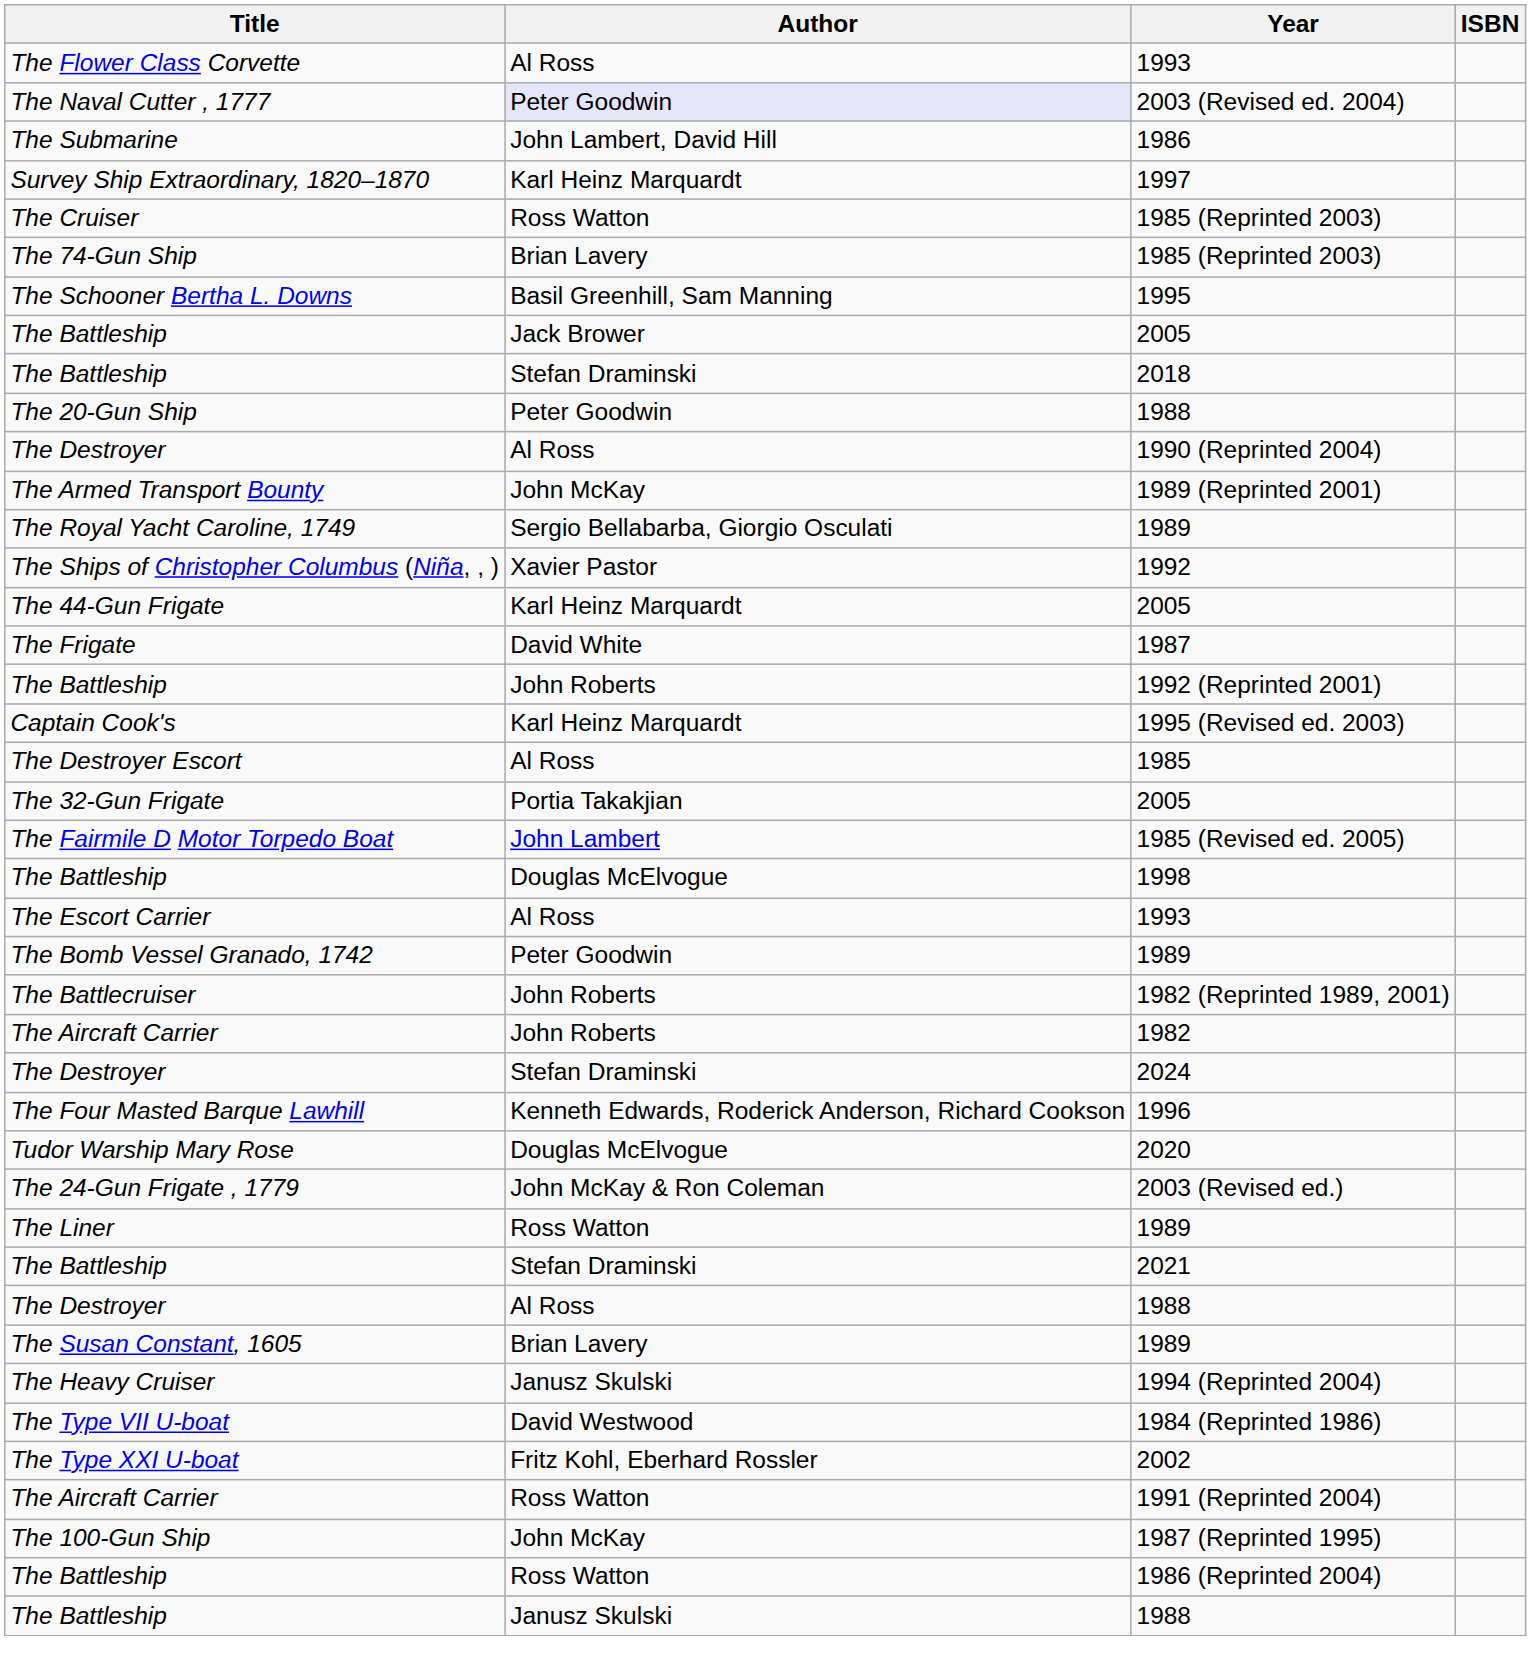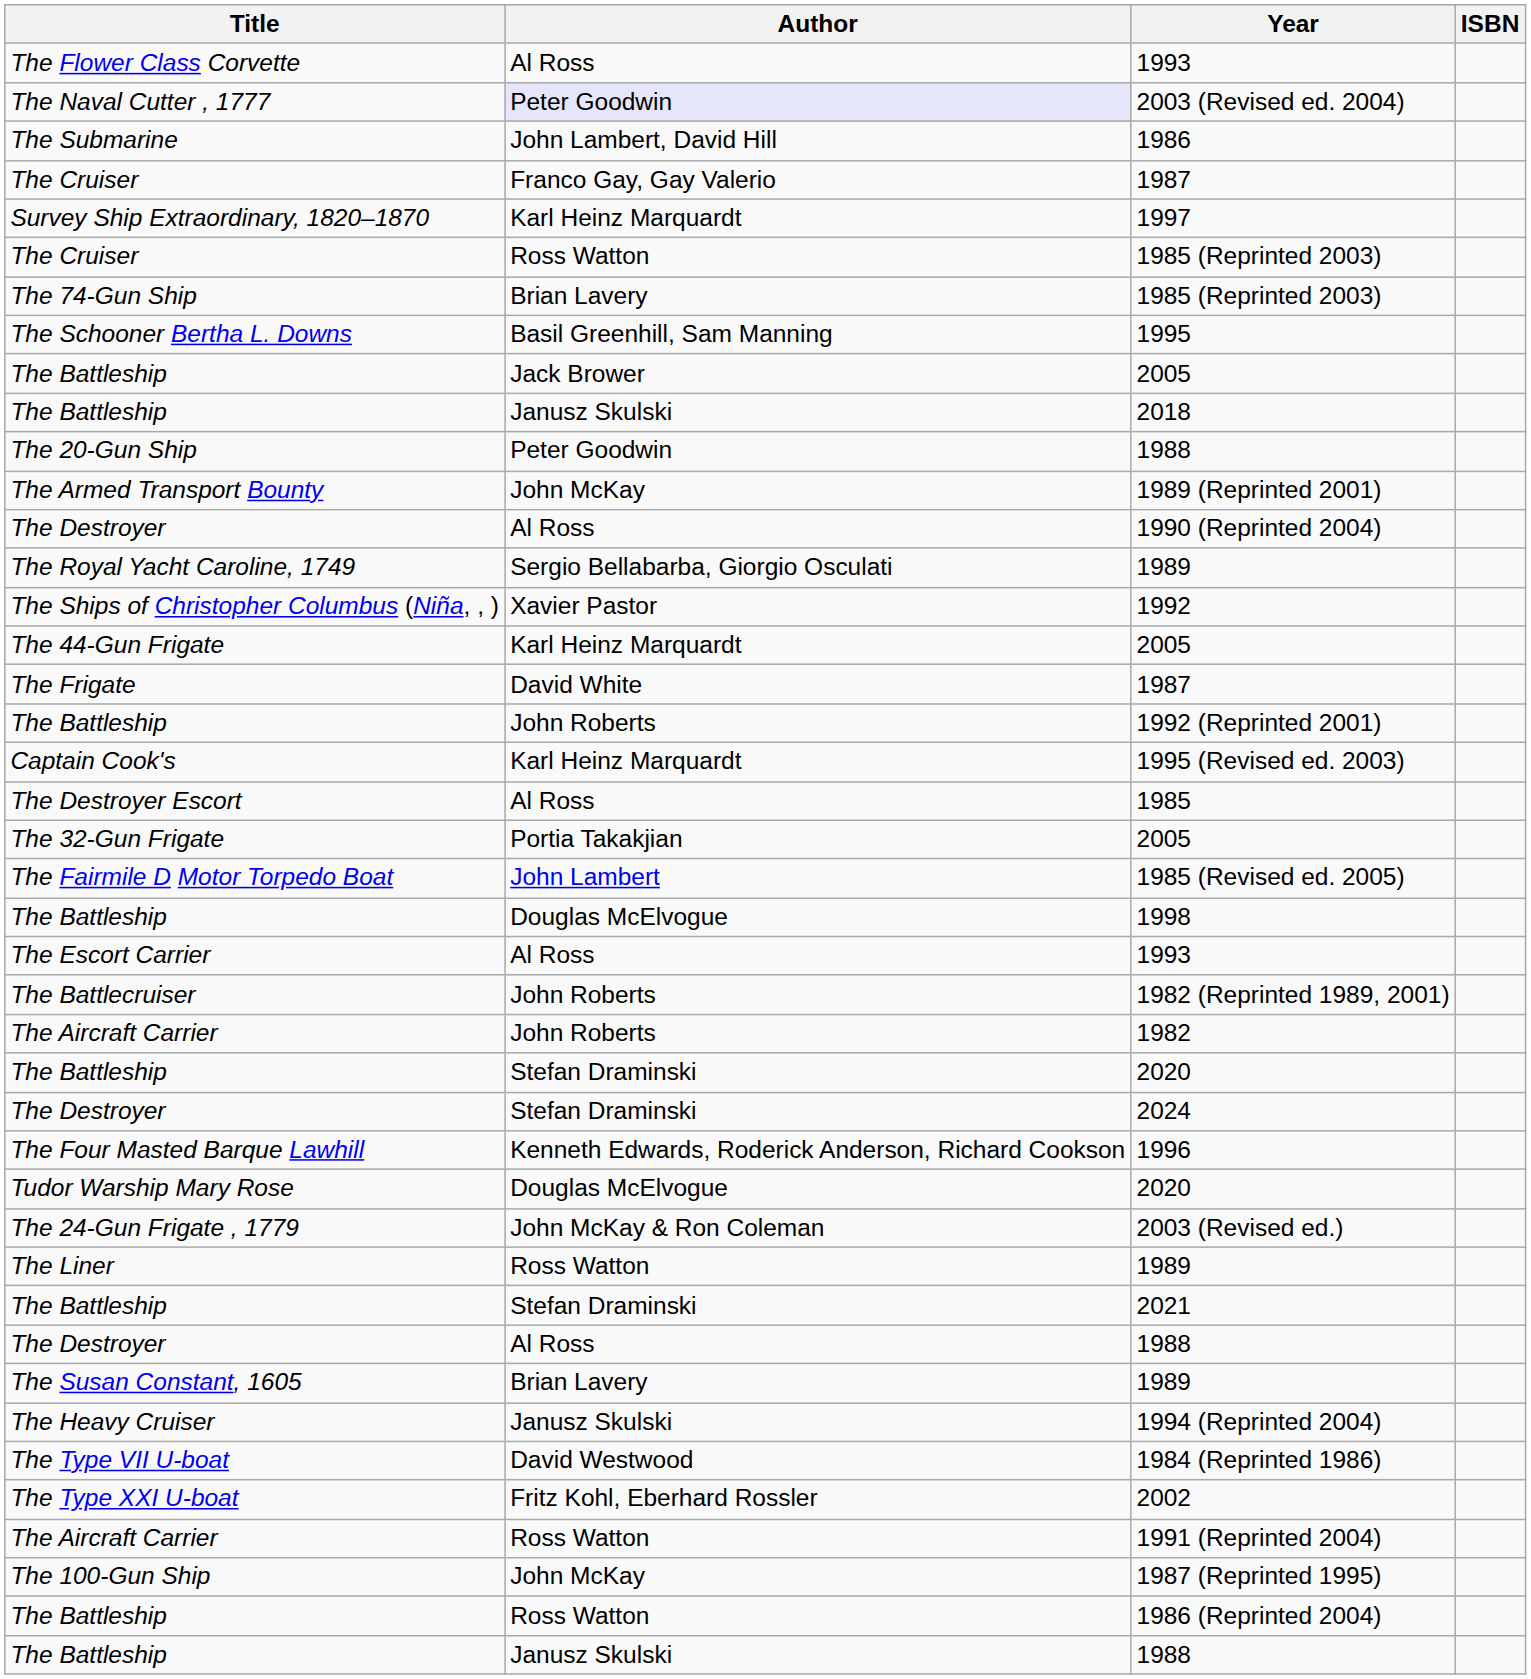+ row: (74, 179)
(603, 373) Stefan Draminski -> (591, 412) Janusz Skulski
rows swapped: (167, 489) <-> (88, 450)
- row: (192, 955)
+ row: (89, 1072)
